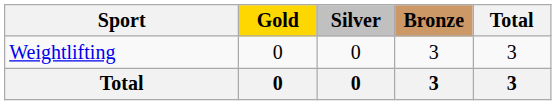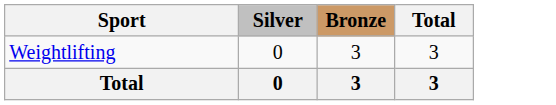- column: (278, 20)
